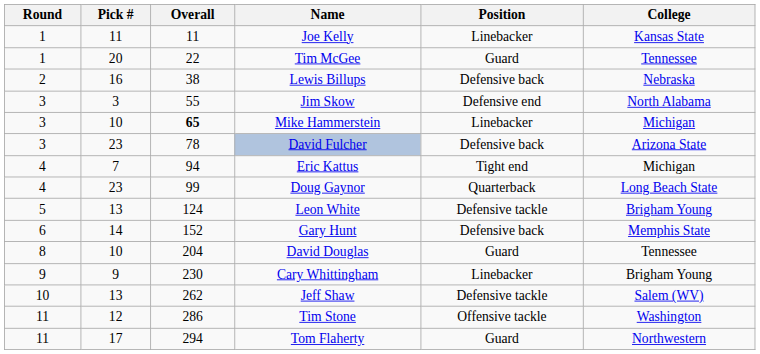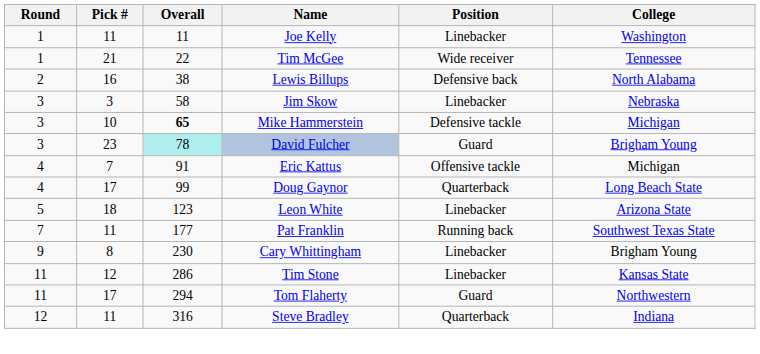(669, 36) Kansas State -> (654, 36) Washington
(116, 58) 20 -> (110, 58) 21
(502, 58) Guard -> (475, 58) Wide receiver
(669, 79) Nebraska -> (654, 79) North Alabama
(193, 101) 55 -> (183, 101) 58
(502, 101) Defensive end -> (475, 101) Linebacker
(669, 101) North Alabama -> (654, 101) Nebraska
(502, 123) Linebacker -> (475, 123) Defensive tackle
(193, 144) no background -> (183, 144) paleturquoise background
(502, 144) Defensive back -> (475, 144) Guard
(669, 144) Arizona State -> (654, 144) Brigham Young
(193, 166) 94 -> (183, 166) 91
(502, 166) Tight end -> (475, 166) Offensive tackle
(116, 187) 23 -> (110, 187) 17
(116, 209) 13 -> (110, 209) 18
(193, 209) 124 -> (183, 209) 123
(502, 209) Defensive tackle -> (475, 209) Linebacker
(669, 209) Brigham Young -> (654, 209) Arizona State
- row: (328, 230)
+ row: (310, 230)
- row: (328, 252)
(116, 274) 9 -> (110, 252) 8
- row: (328, 295)
(502, 317) Offensive tackle -> (475, 274) Linebacker
(669, 317) Washington -> (654, 274) Kansas State
+ row: (310, 317)
